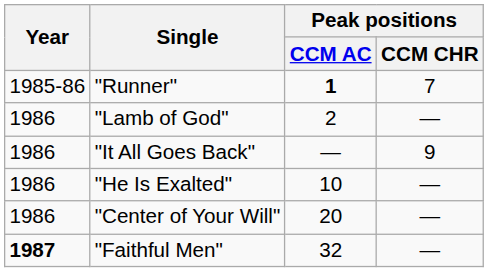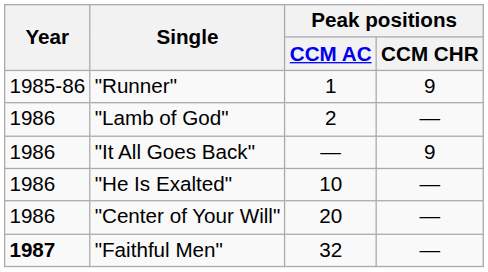(331, 86) bold -> (331, 86) normal
(430, 86) 7 -> (430, 86) 9
